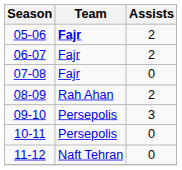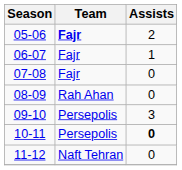(152, 54) 2 -> (152, 54) 1
(152, 94) 2 -> (152, 94) 0
(152, 134) normal -> (152, 134) bold
